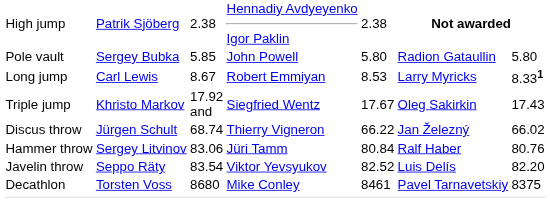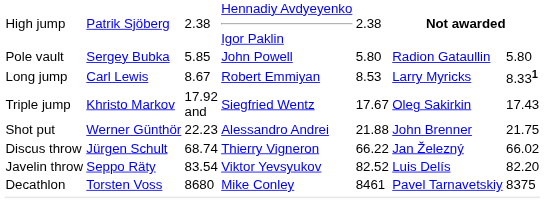+ row: (30, 130)
- row: (49, 148)
